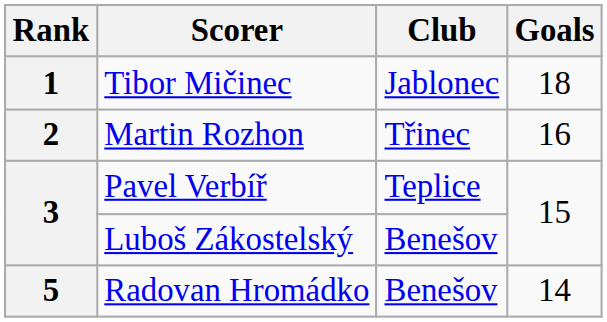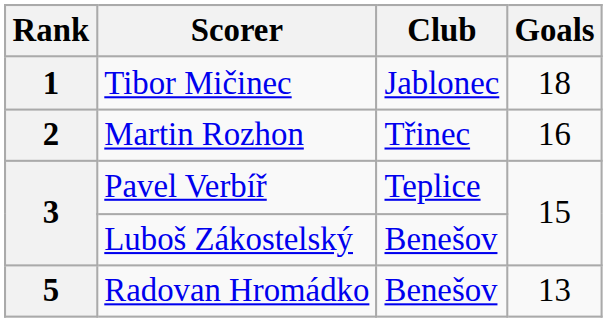(554, 290) 14 -> (554, 290) 13
